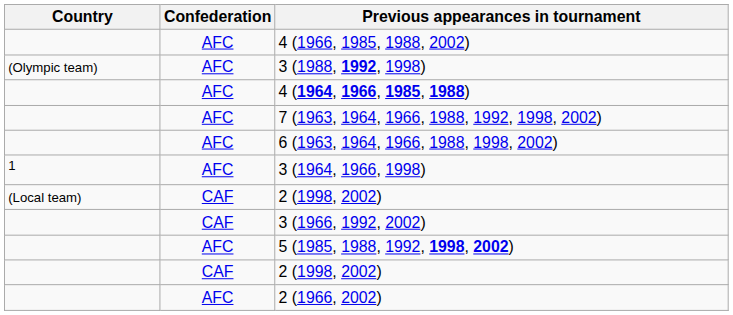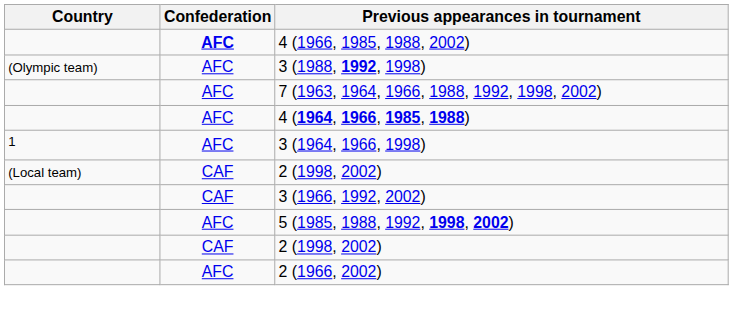(218, 42) normal -> (218, 42) bold
rows swapped: (82, 92) <-> (82, 118)
- row: (82, 143)
